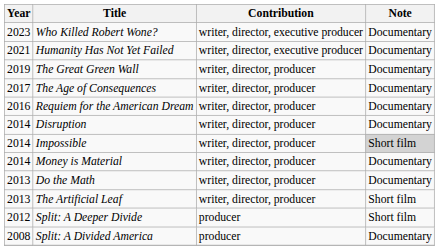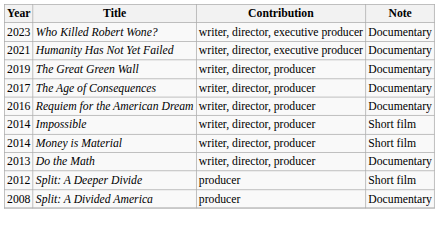- row: (61, 124)
(392, 143) lightgrey background -> (392, 124) no background
(400, 161) Documentary -> (392, 143) Short film
- row: (79, 198)
